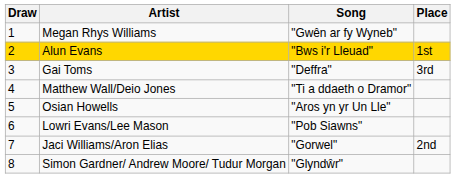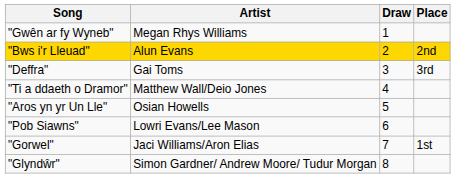columns swapped: (22, 13) <-> (351, 13)
(424, 51) 1st -> (426, 51) 2nd
(426, 145) 2nd -> (424, 145) 1st
